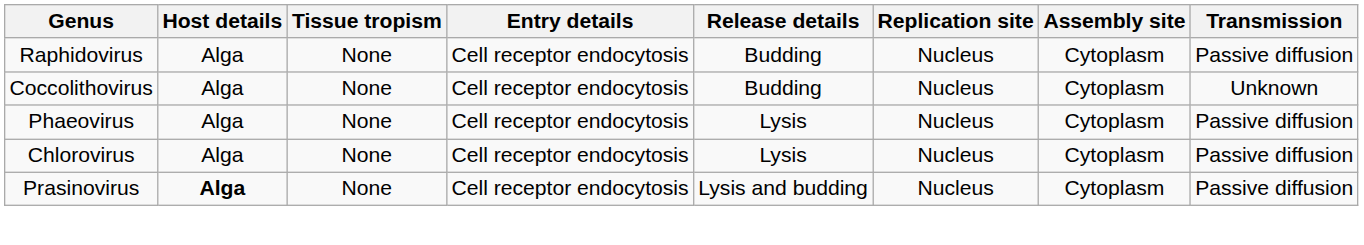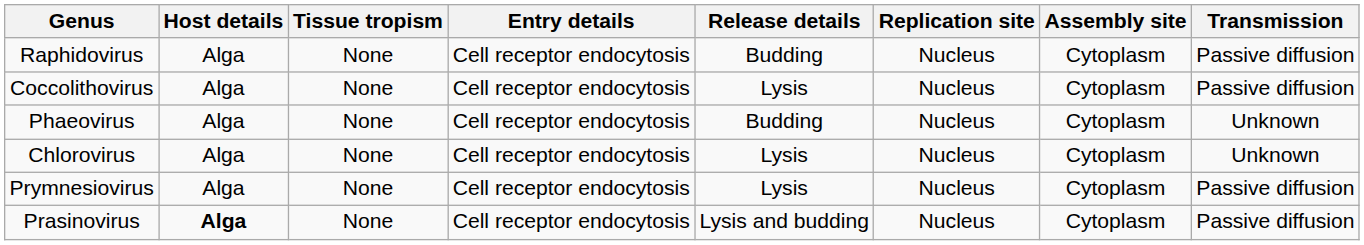(783, 88) Budding -> (784, 88) Lysis
(1274, 88) Unknown -> (1275, 88) Passive diffusion
(783, 121) Lysis -> (784, 121) Budding
(1274, 121) Passive diffusion -> (1275, 121) Unknown
(1274, 155) Passive diffusion -> (1275, 155) Unknown
+ row: (82, 188)
